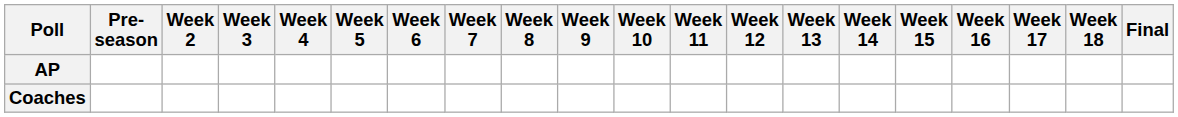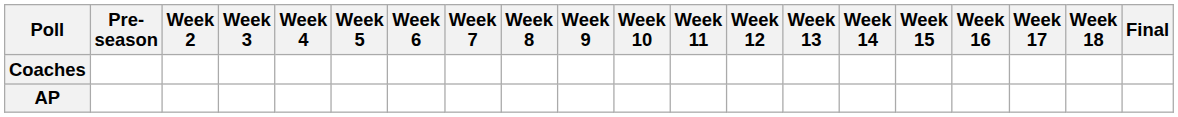rows swapped: (47, 69) <-> (47, 98)
